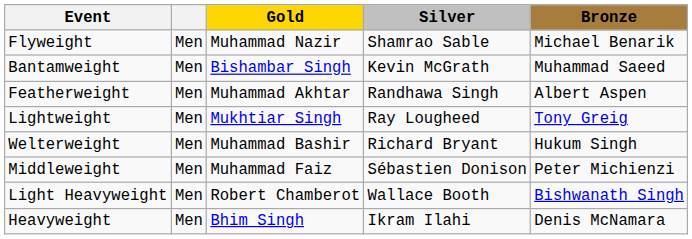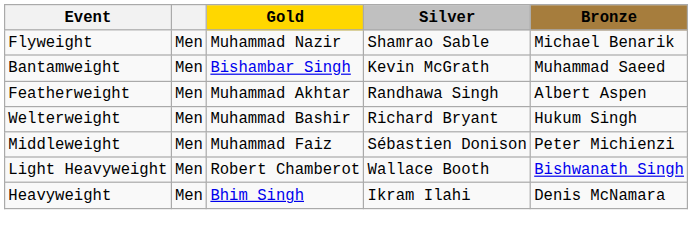- row: (60, 119)
